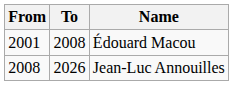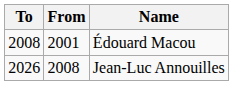columns swapped: (27, 17) <-> (69, 17)
